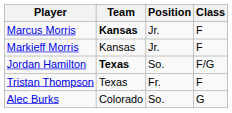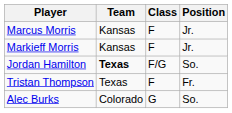columns swapped: (170, 13) <-> (211, 13)
(118, 30) bold -> (117, 30) normal
